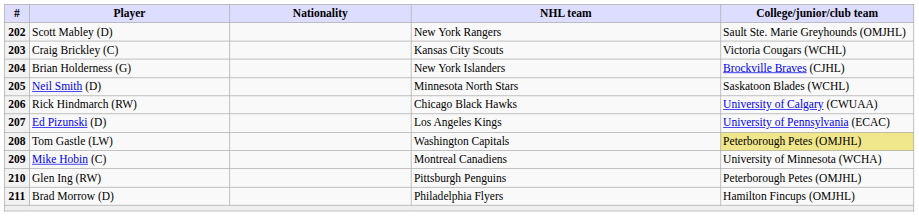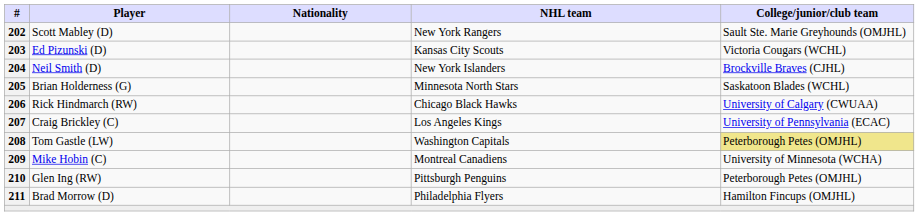(75, 50) Craig Brickley (C) -> (69, 50) Ed Pizunski (D)
(82, 68) Brian Holderness (G) -> (67, 68) Neil Smith (D)
(67, 86) Neil Smith (D) -> (82, 86) Brian Holderness (G)
(69, 123) Ed Pizunski (D) -> (75, 123) Craig Brickley (C)
